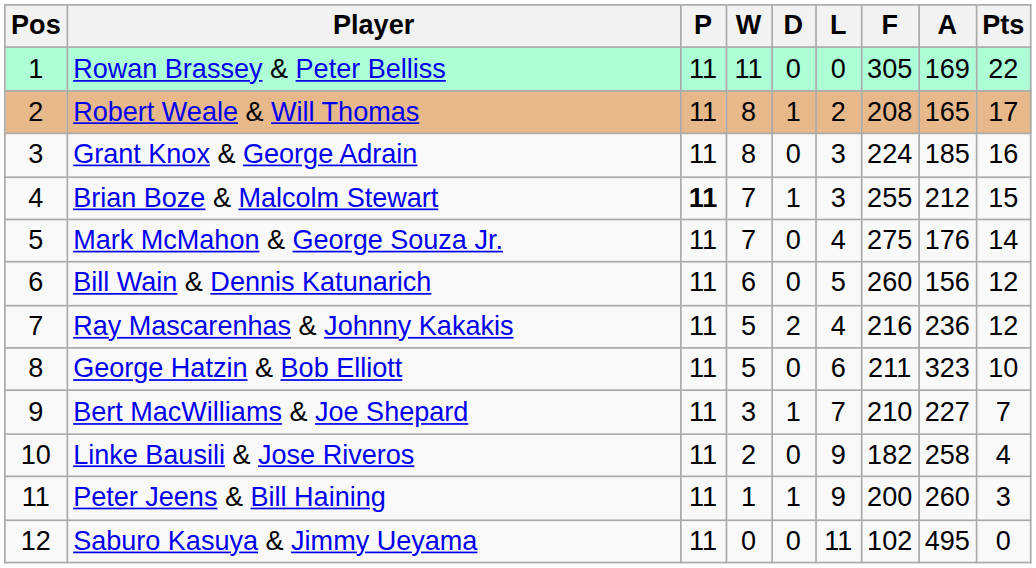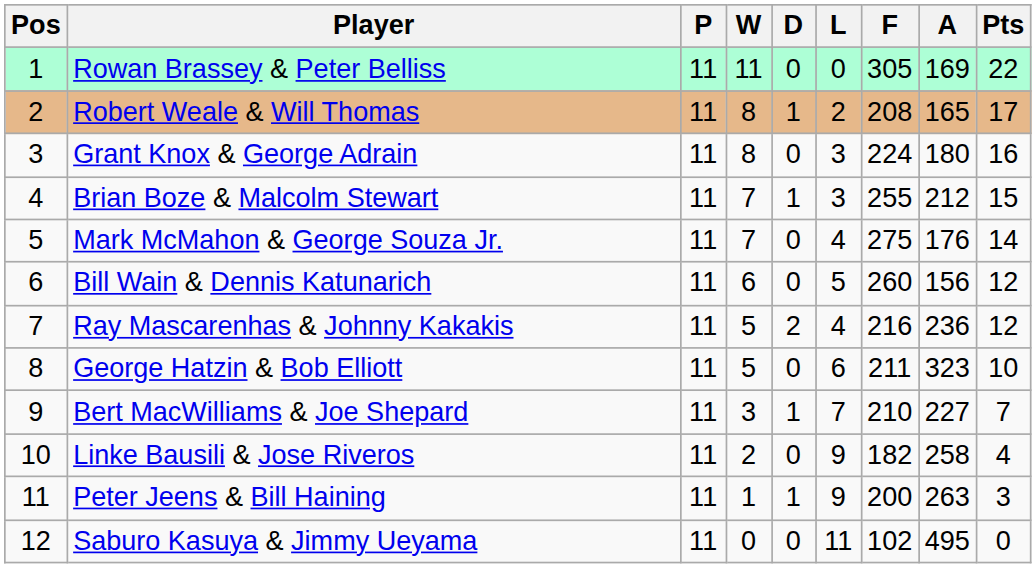(947, 154) 185 -> (947, 154) 180
(703, 197) bold -> (703, 197) normal
(947, 497) 260 -> (947, 497) 263
